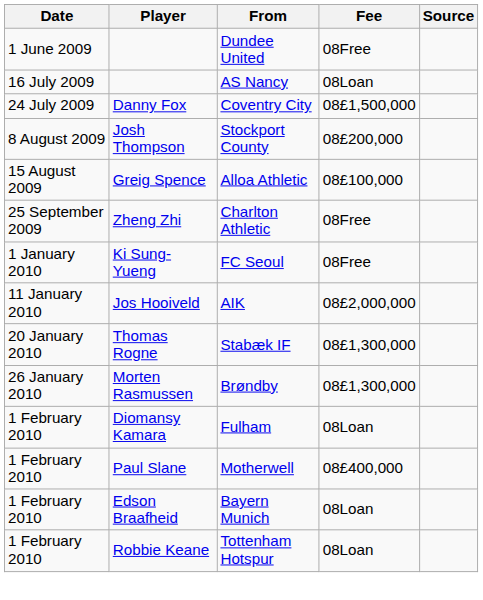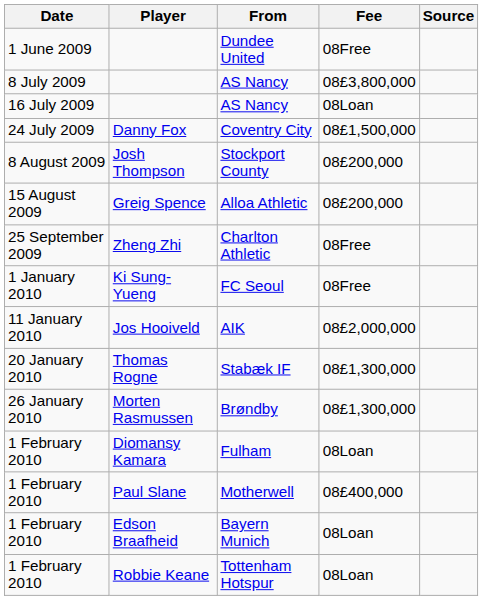+ row: (47, 81)
(363, 179) 08£100,000 -> (363, 203) 08£200,000
